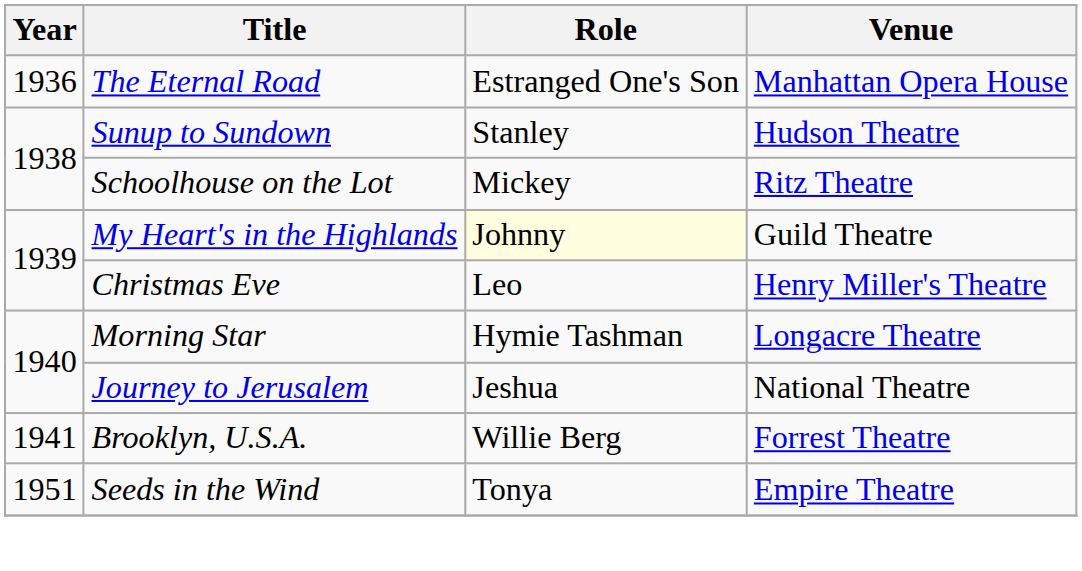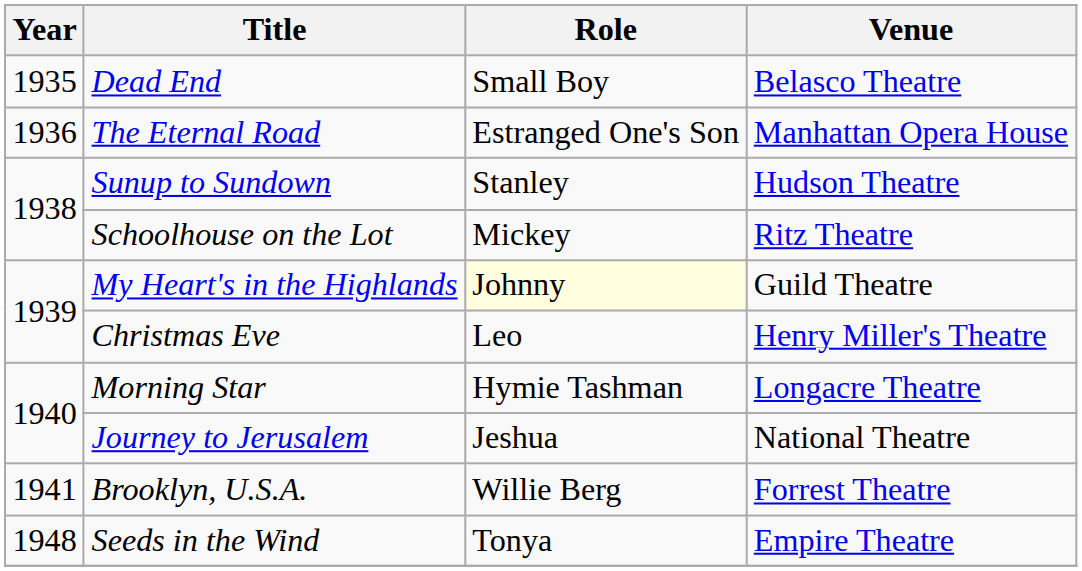+ row: (156, 81)
(45, 489) 1951 -> (45, 540) 1948
